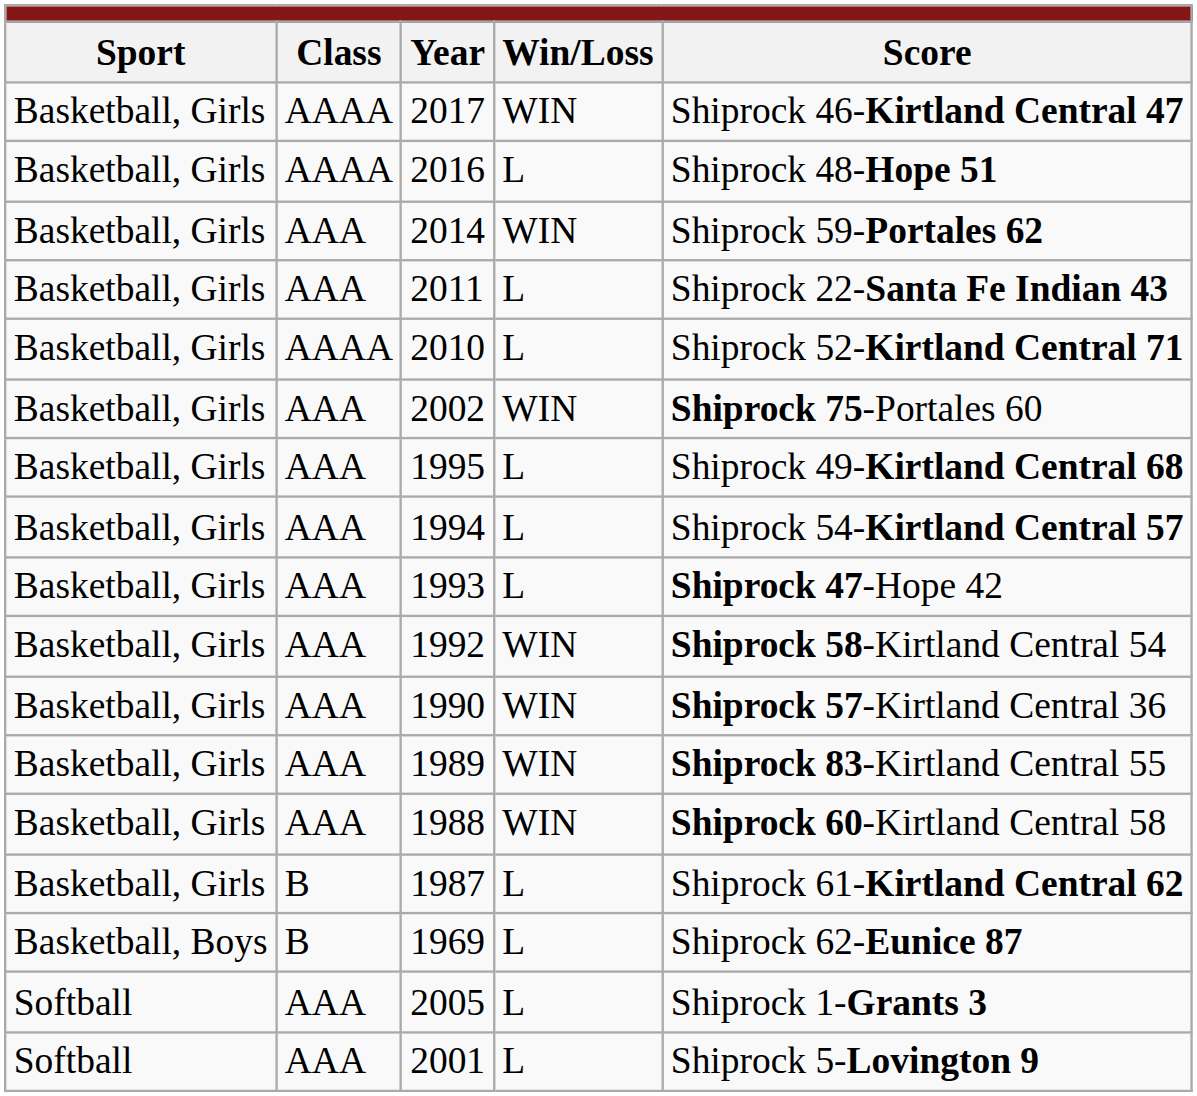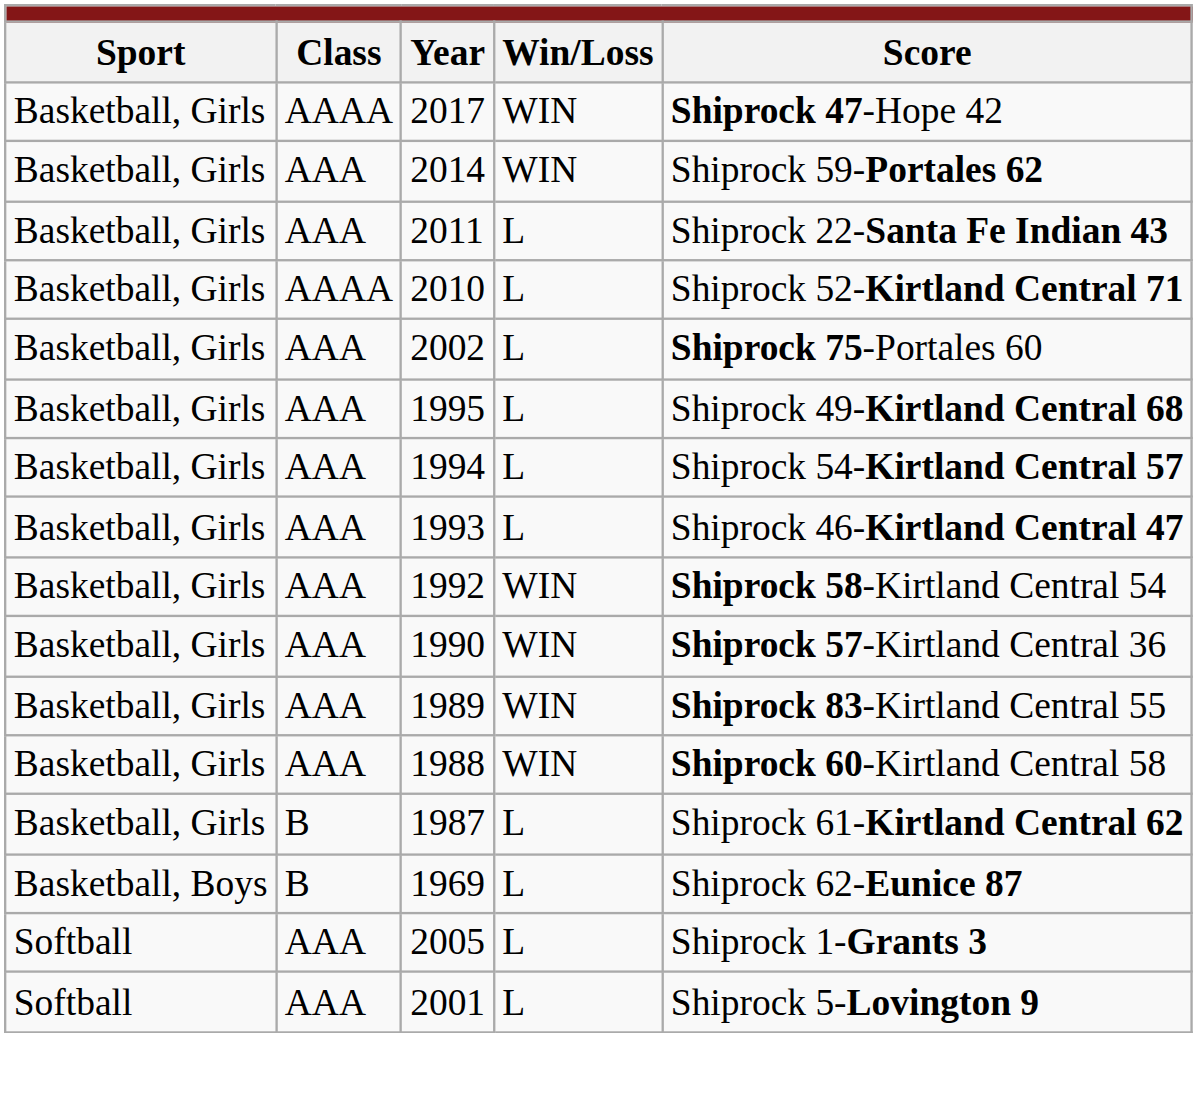(927, 110) Shiprock 46-Kirtland Central 47 -> (837, 110) Shiprock 47-Hope 42
- row: (448, 170)
(540, 407) WIN -> (514, 348) L
(837, 585) Shiprock 47-Hope 42 -> (927, 526) Shiprock 46-Kirtland Central 47
